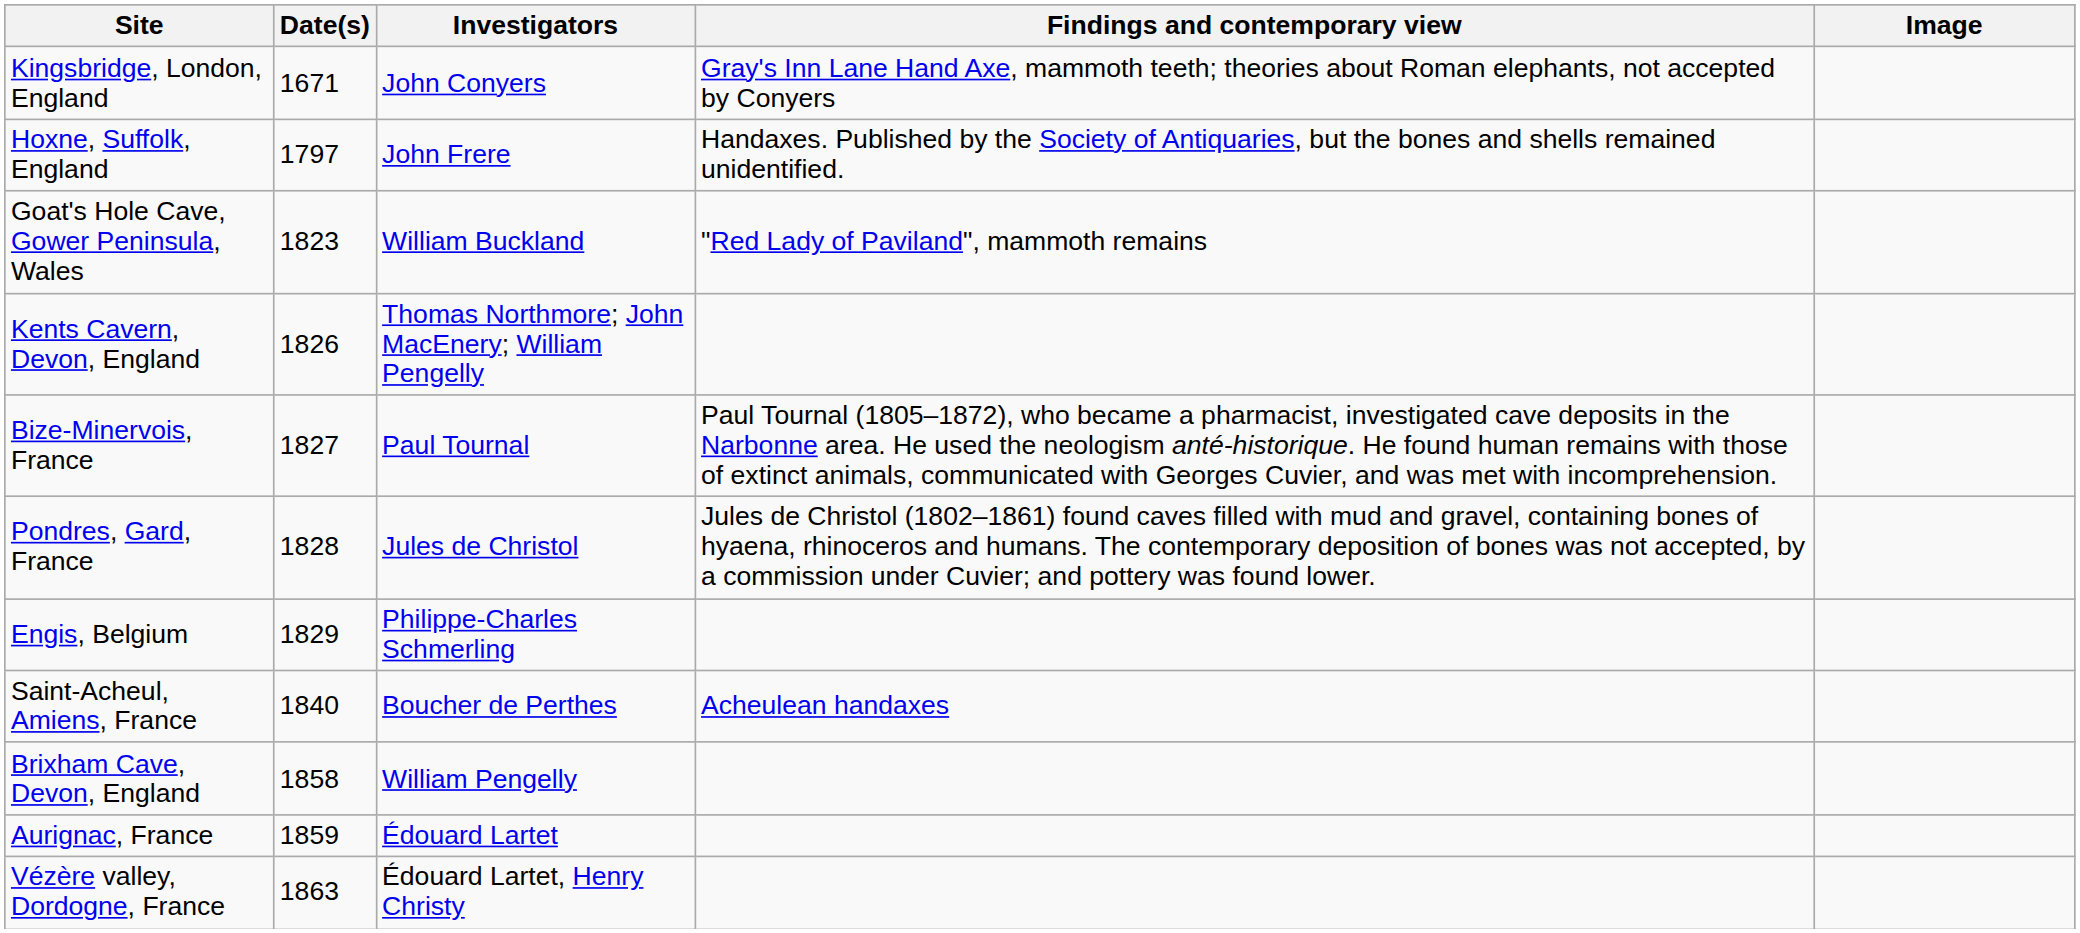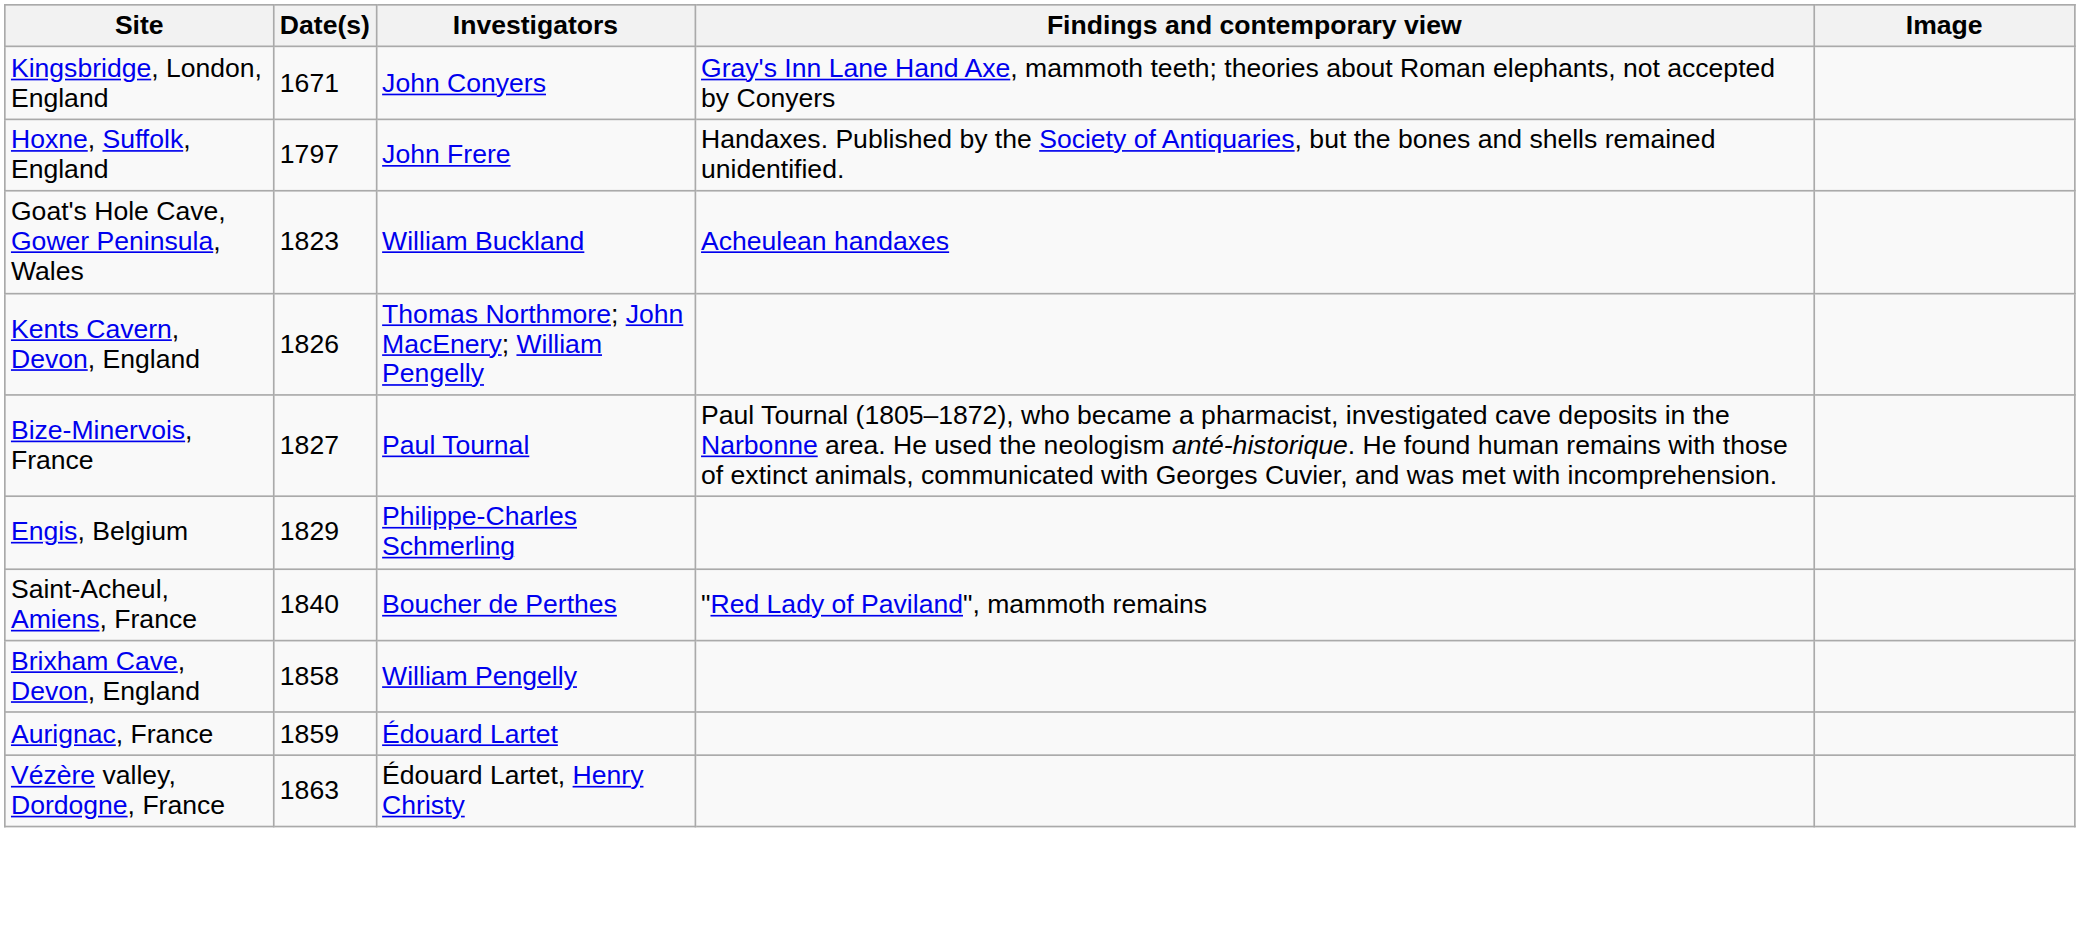(954, 241) "Red Lady of Paviland", mammoth remains -> (825, 241) Acheulean handaxes
- row: (101, 547)
(825, 706) Acheulean handaxes -> (954, 604) "Red Lady of Paviland", mammoth remains
